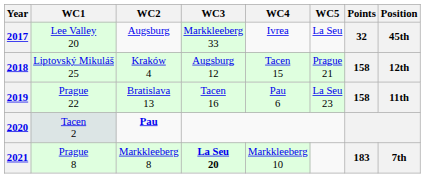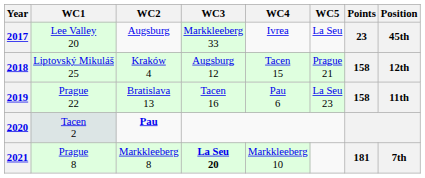(362, 37) 32 -> (362, 37) 23
(362, 158) 183 -> (362, 158) 181
